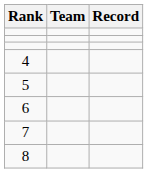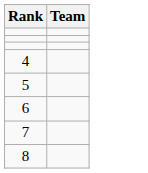- column: (116, 16)
